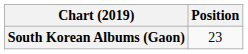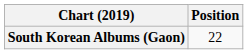(215, 37) 23 -> (215, 37) 22
